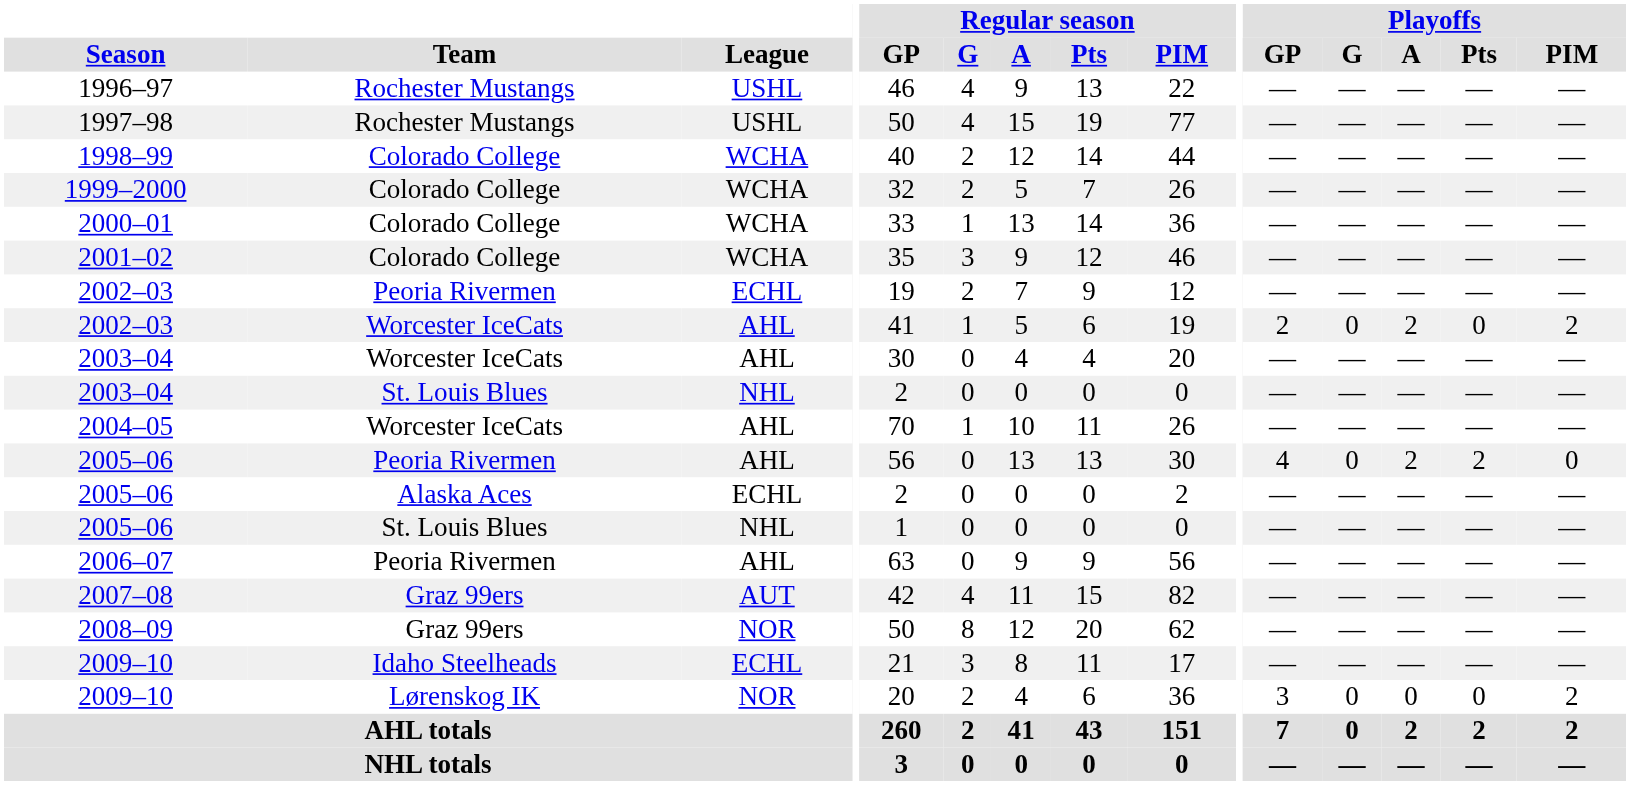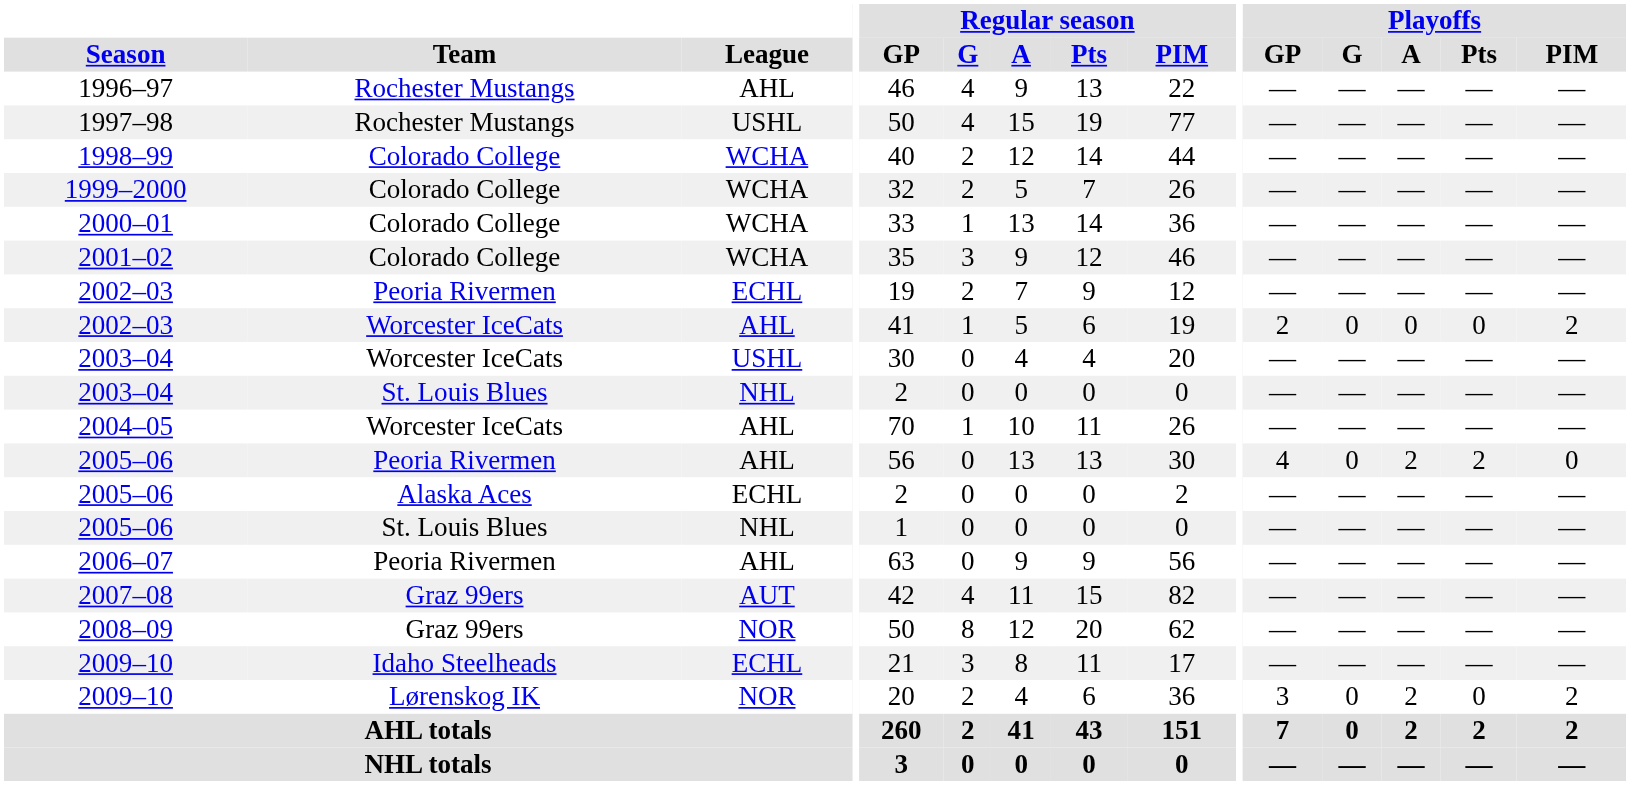(767, 88) USHL -> (767, 88) AHL
(1411, 324) 2 -> (1411, 324) 0
(767, 358) AHL -> (767, 358) USHL
(1411, 696) 0 -> (1411, 696) 2
